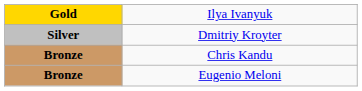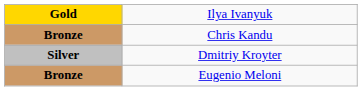rows swapped: (240, 34) <-> (240, 55)
